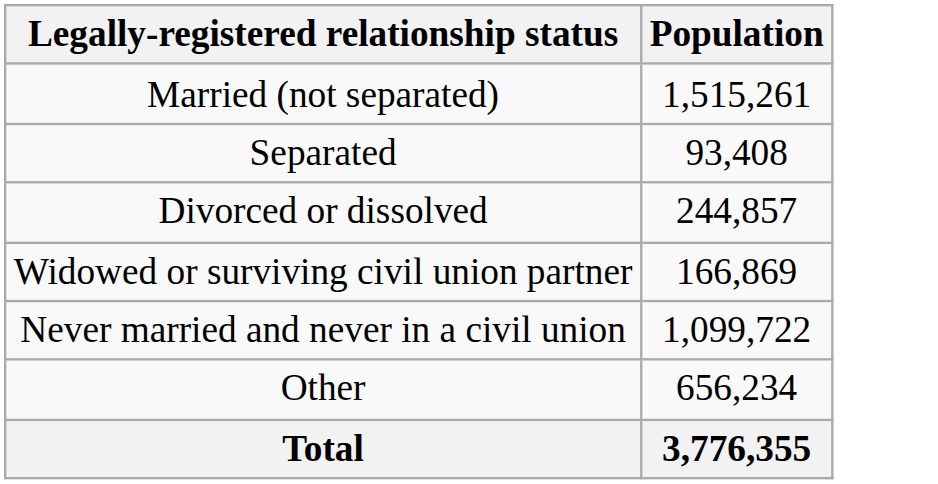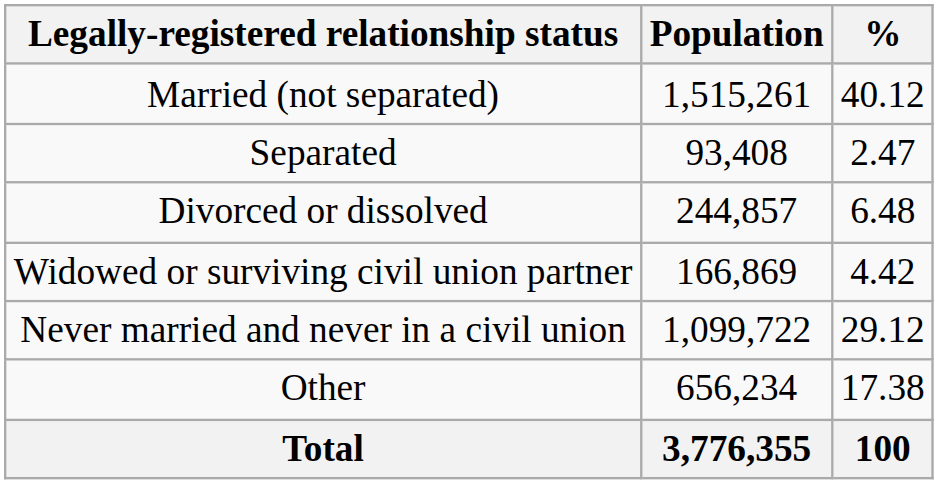+ column: (883, 34)
